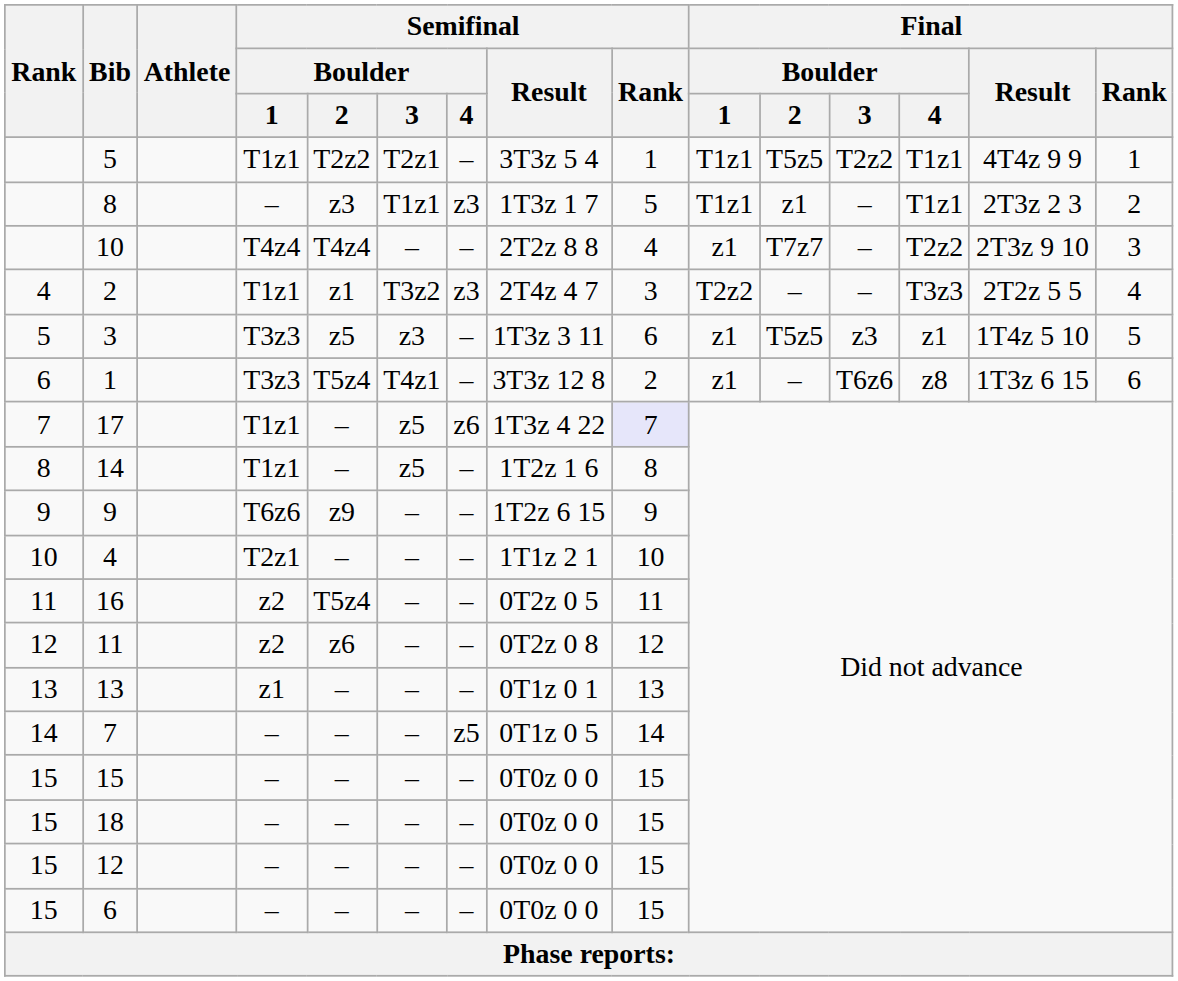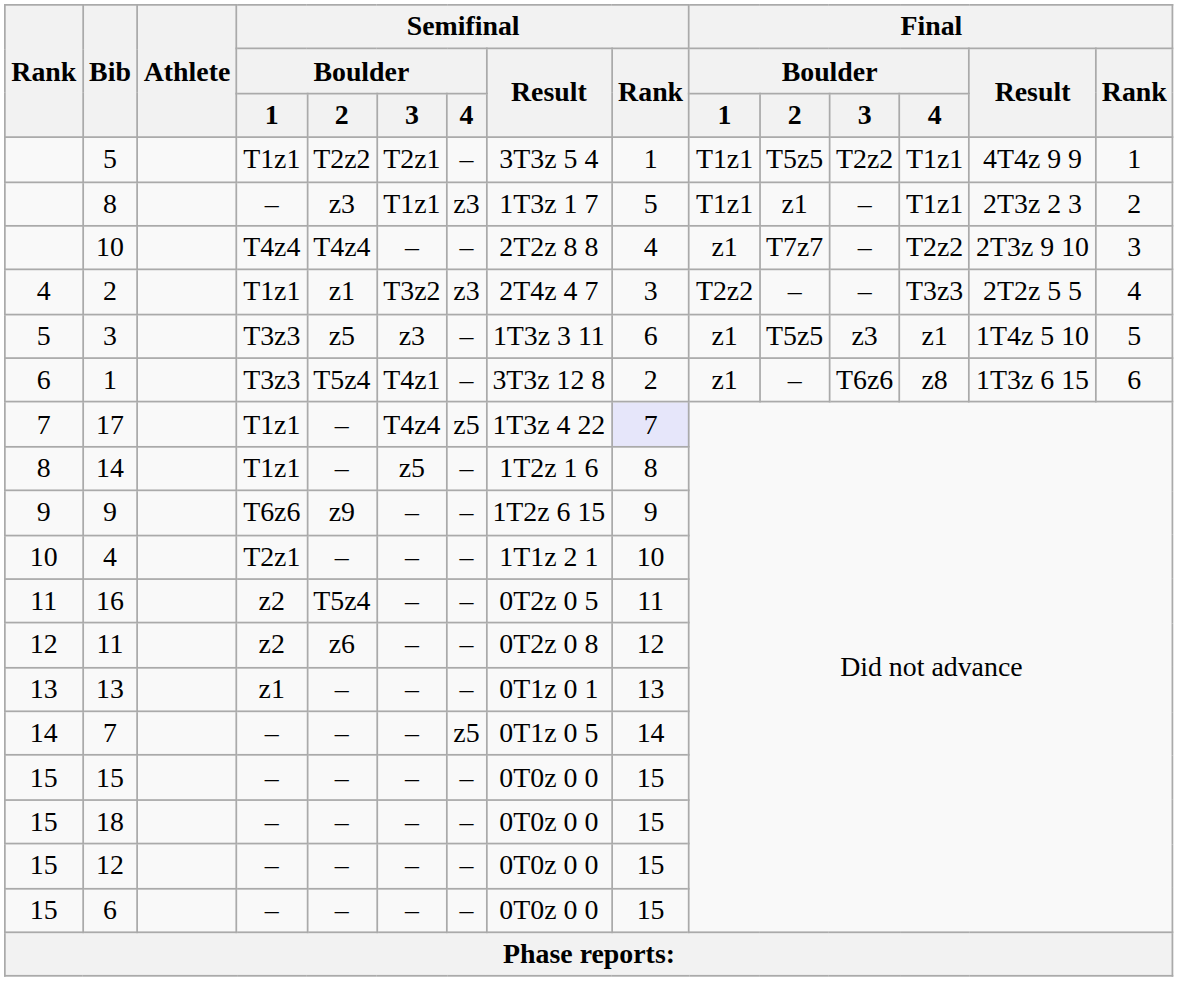(412, 423) z5 -> (412, 423) T4z4
(466, 423) z6 -> (466, 423) z5
